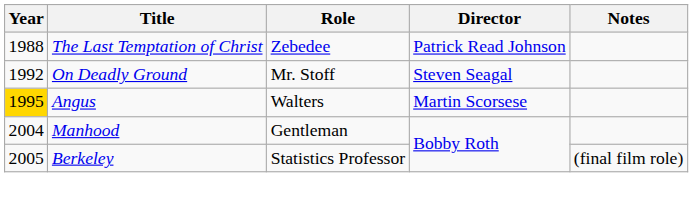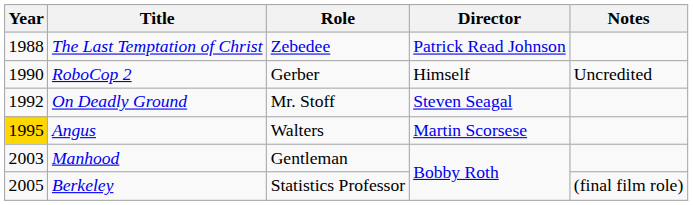+ row: (92, 74)
(26, 130) 2004 -> (26, 158) 2003
